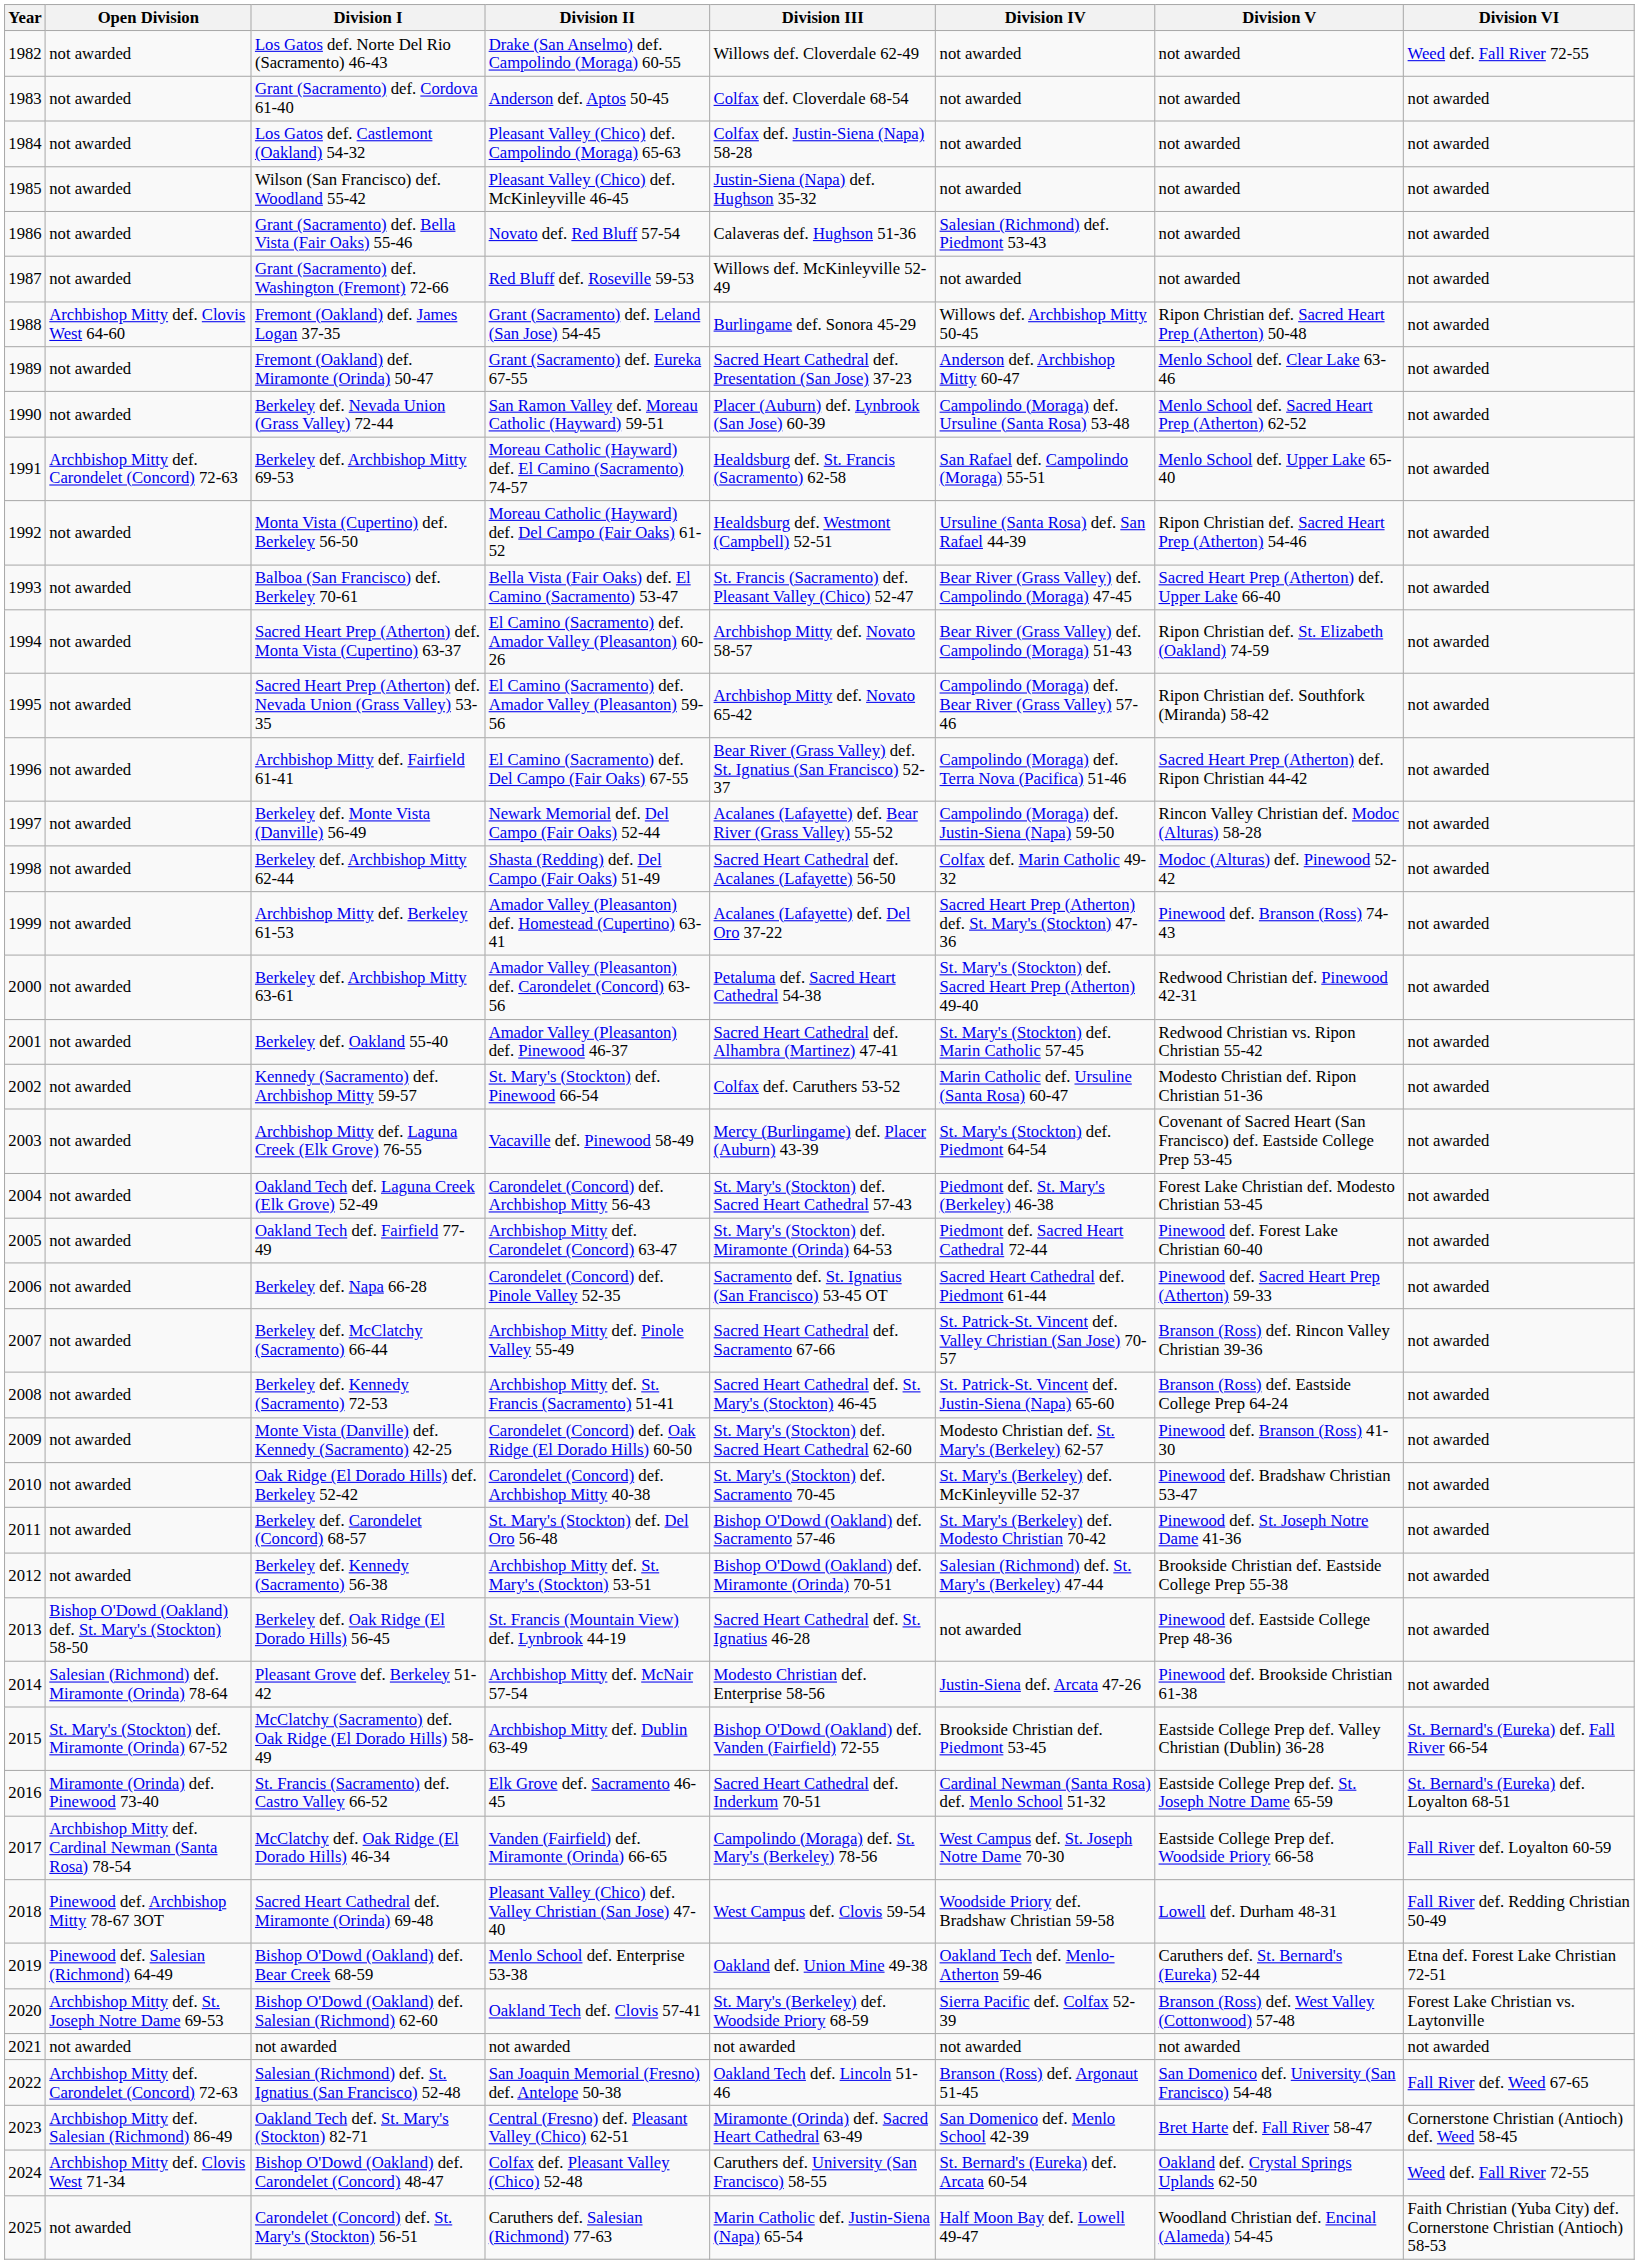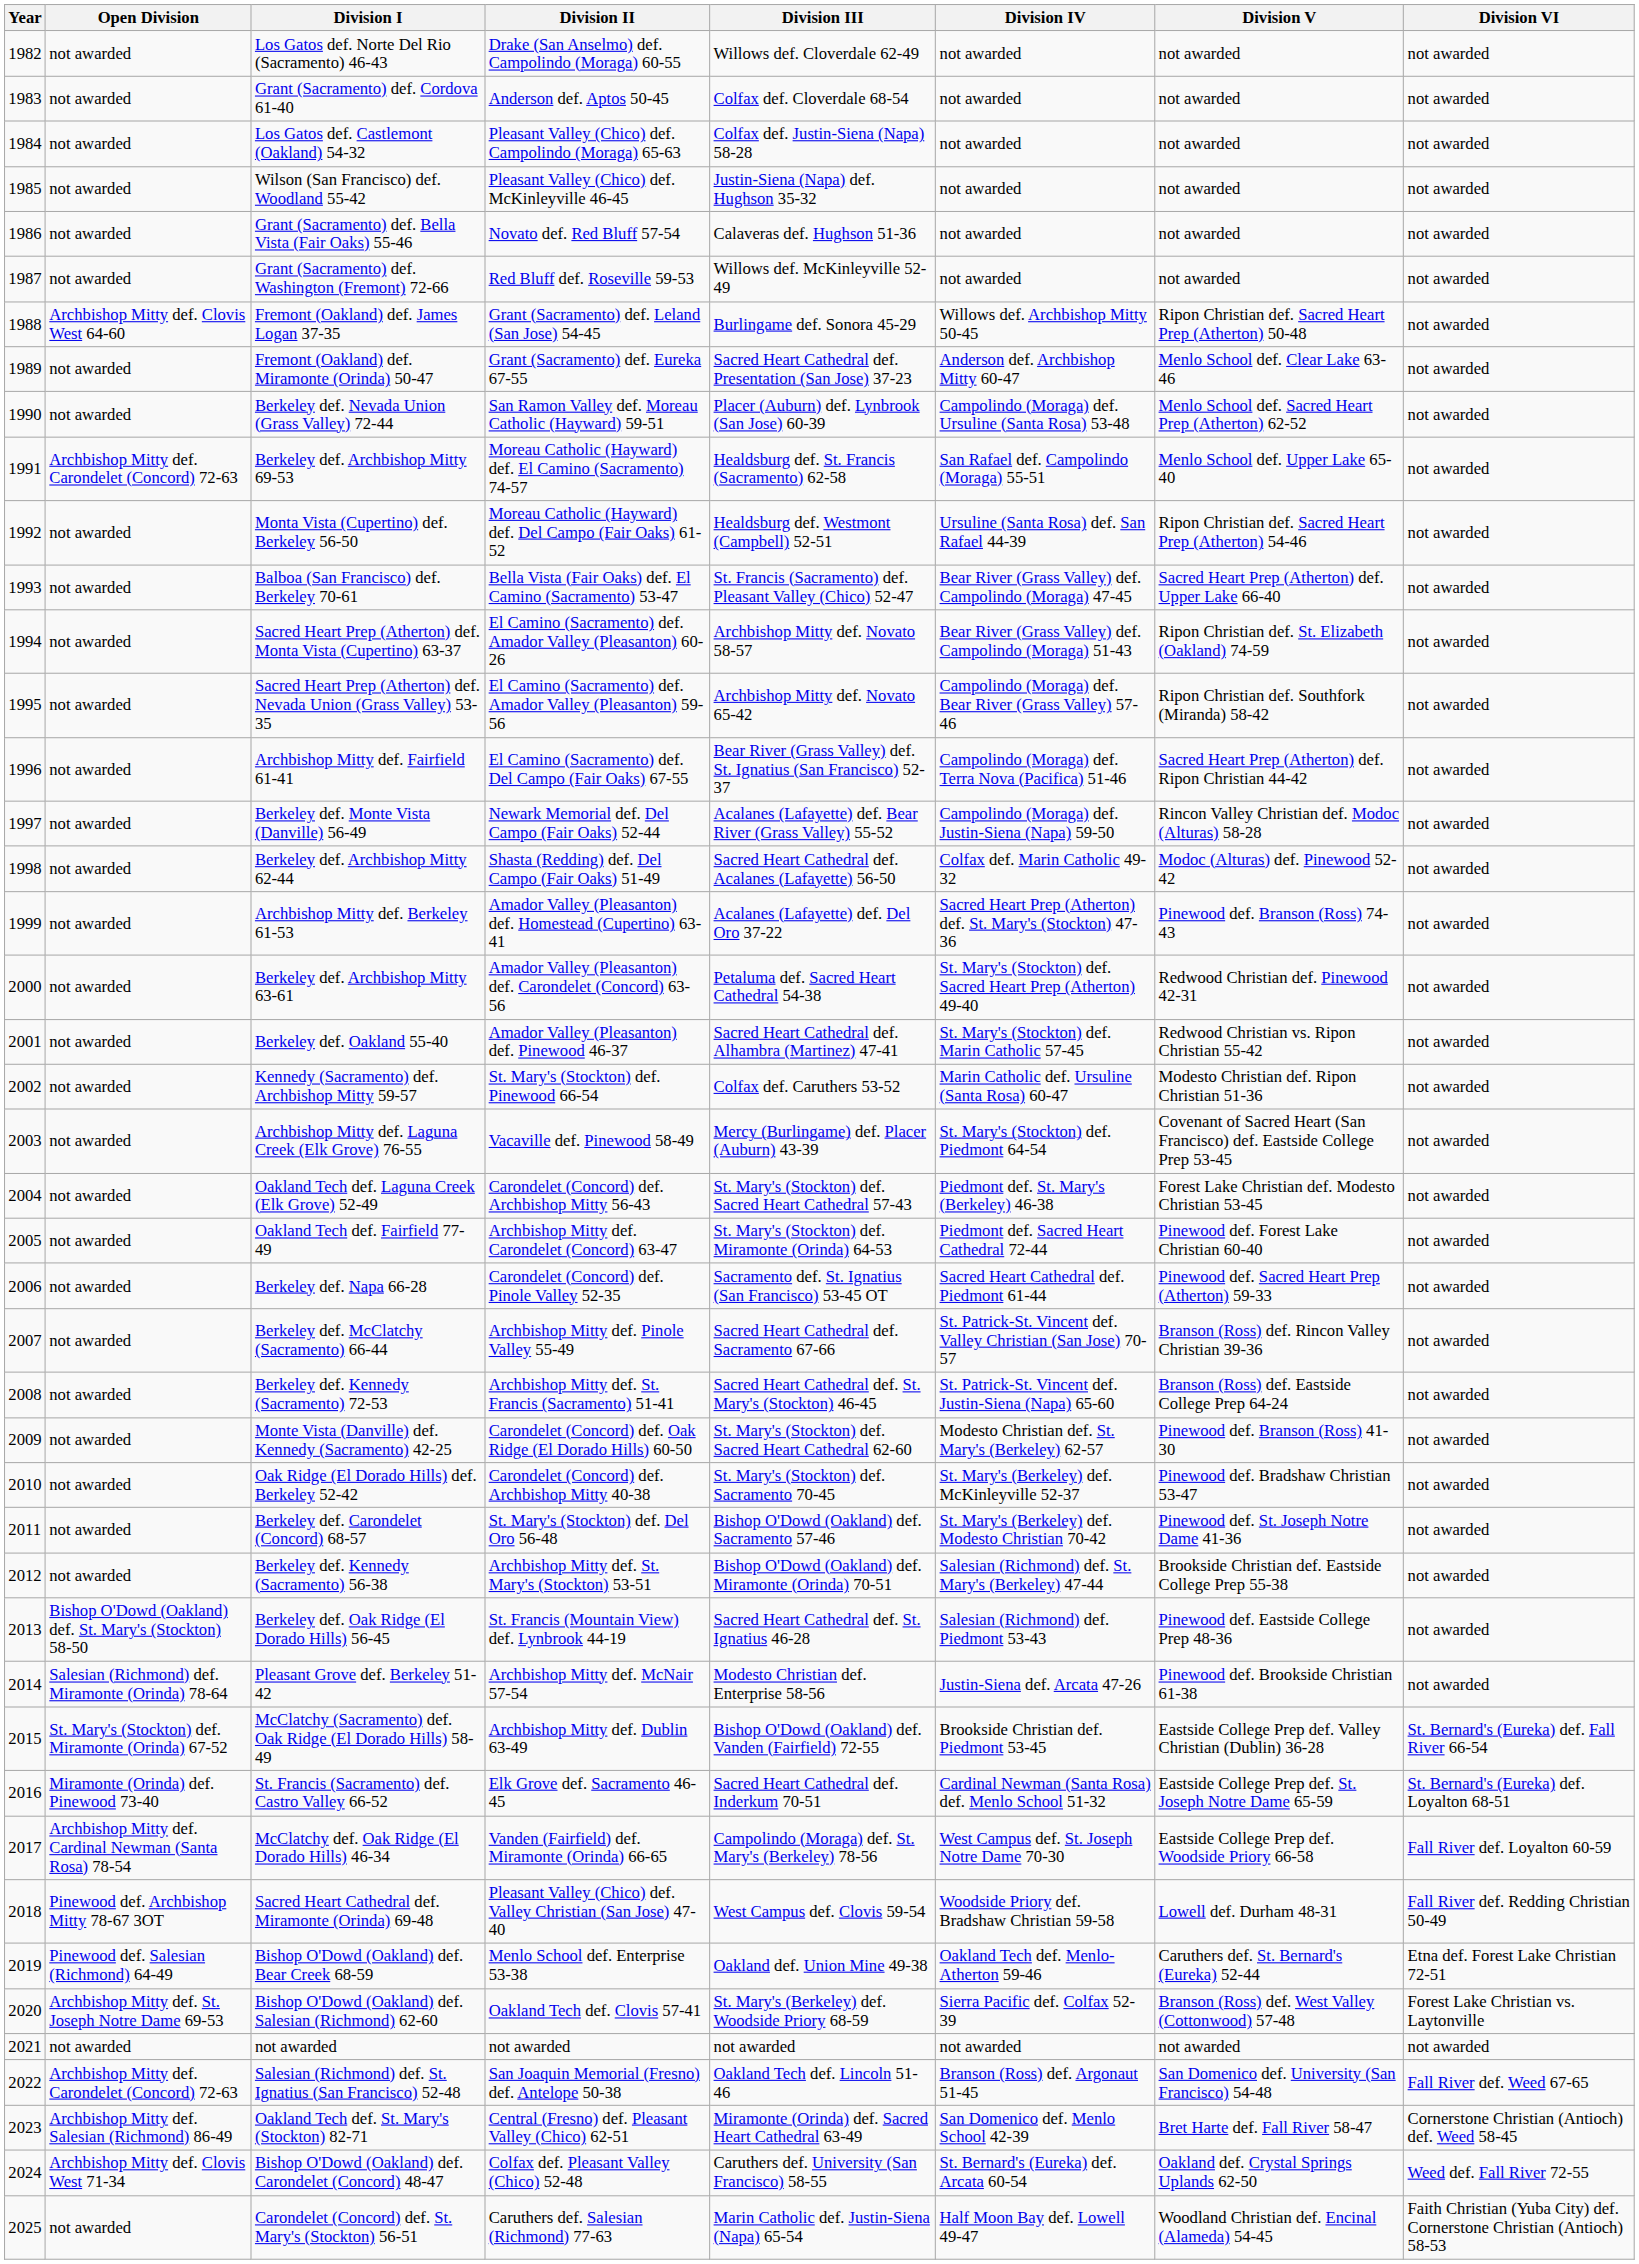(1498, 53) Weed def. Fall River 72-55 -> (1449, 53) not awarded
(1024, 233) Salesian (Richmond) def. Piedmont 53-43 -> (980, 233) not awarded
(980, 1629) not awarded -> (1024, 1629) Salesian (Richmond) def. Piedmont 53-43
